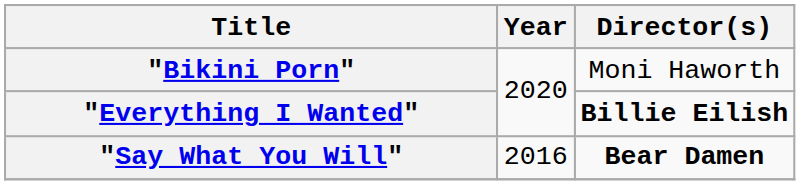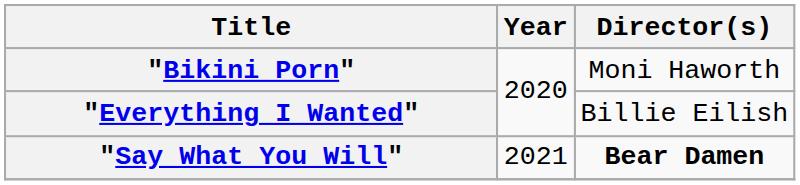(684, 114) bold -> (684, 114) normal
(536, 157) 2016 -> (536, 157) 2021
